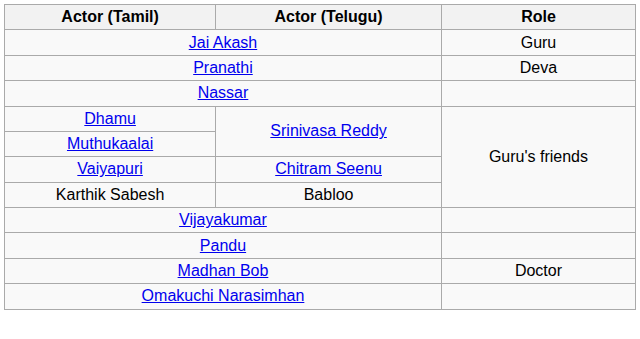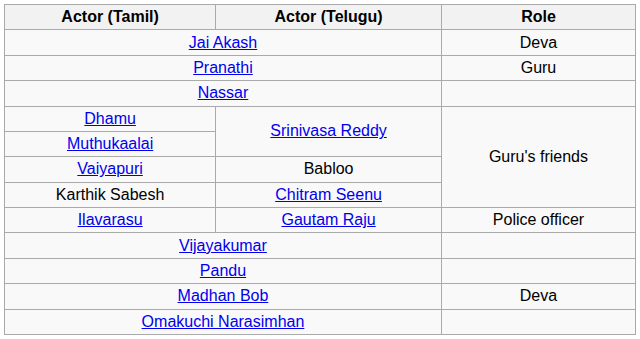(538, 42) Guru -> (538, 42) Deva
(538, 67) Deva -> (538, 67) Guru
(329, 169) Chitram Seenu -> (329, 169) Babloo
(329, 194) Babloo -> (329, 194) Chitram Seenu
+ row: (110, 220)
(538, 270) Doctor -> (538, 296) Deva
